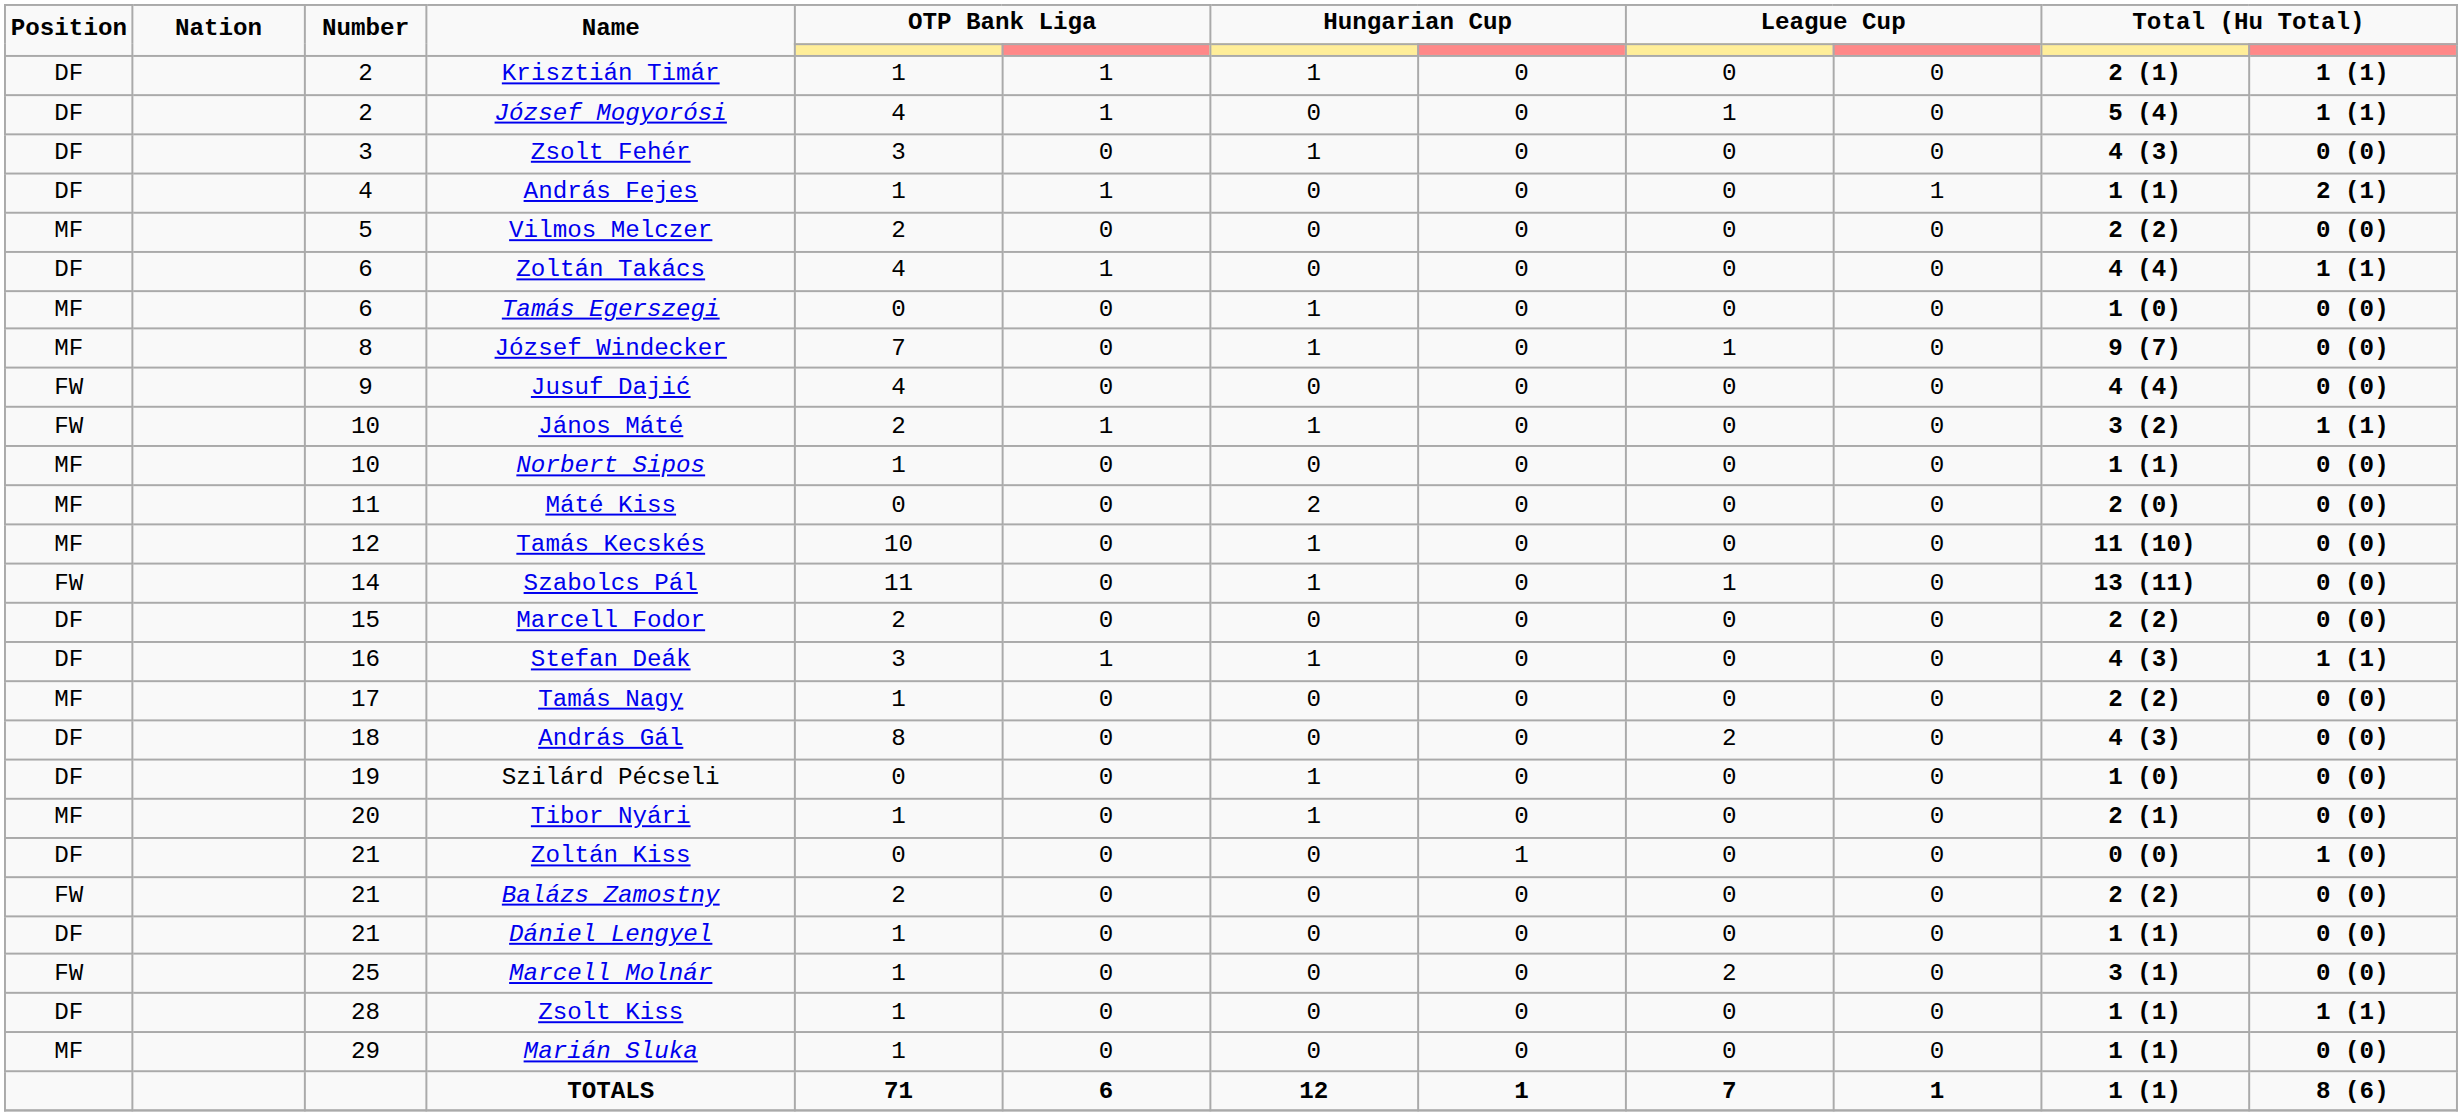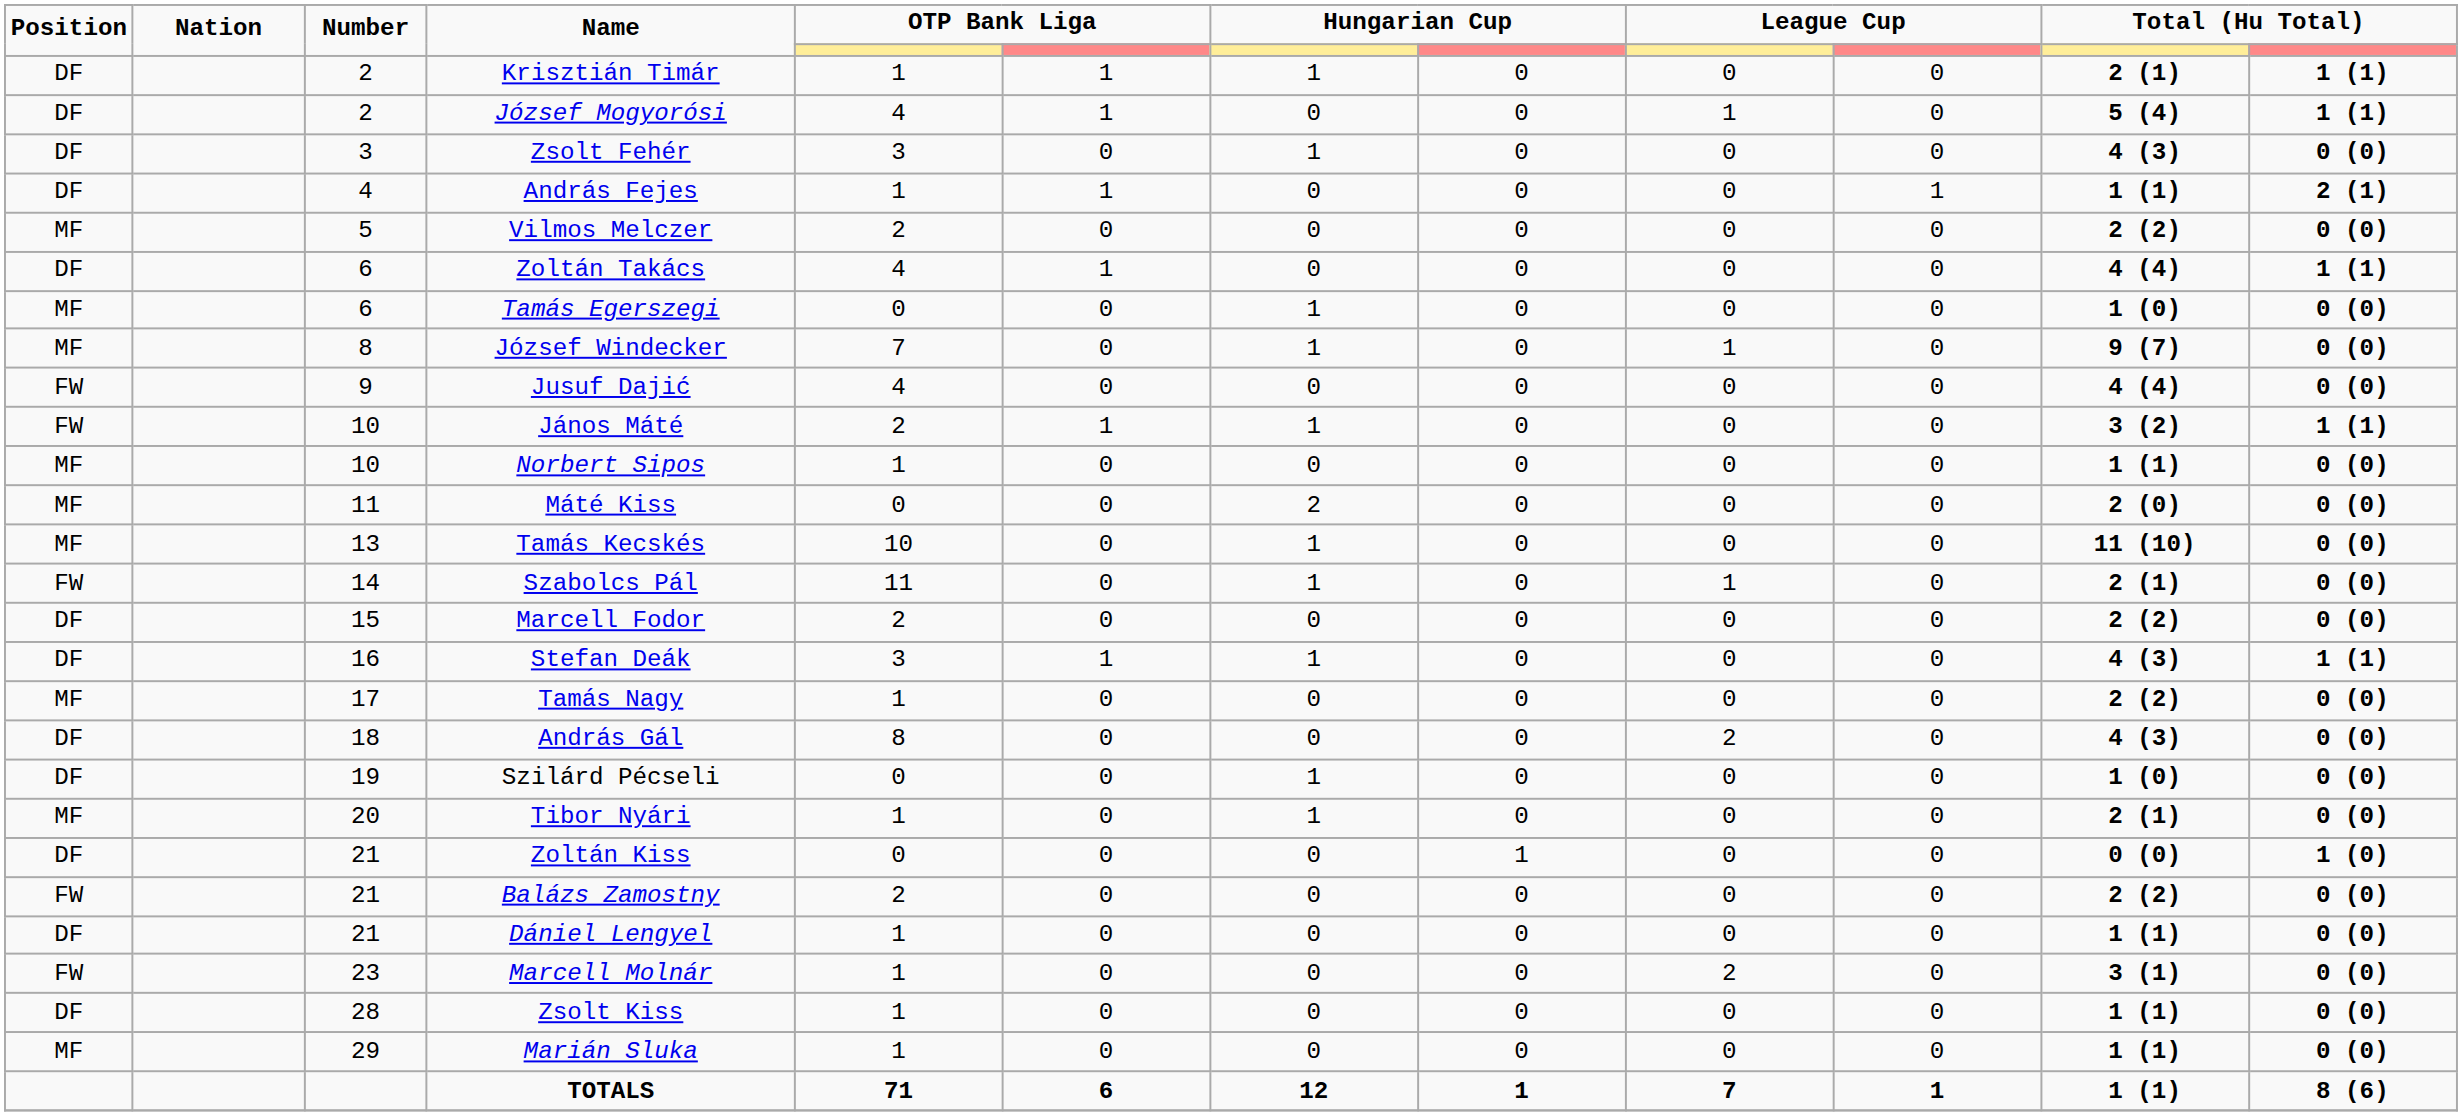(366, 545) 12 -> (366, 545) 13
(2145, 584) 13 (11) -> (2145, 584) 2 (1)
(366, 974) 25 -> (366, 974) 23
(2352, 1013) 1 (1) -> (2352, 1013) 0 (0)
